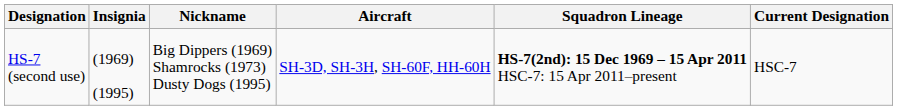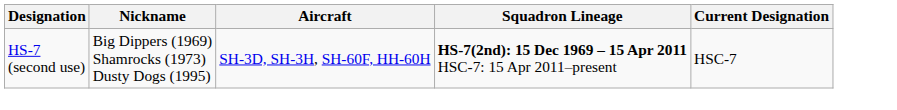- column: (119, 16)
